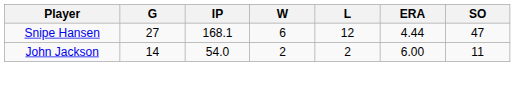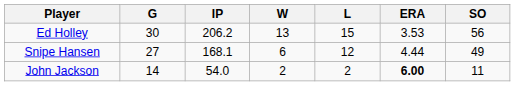+ row: (62, 33)
(478, 33) 47 -> (478, 52) 49
(413, 52) normal -> (413, 71) bold
